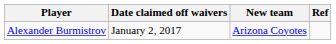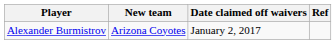columns swapped: (270, 13) <-> (169, 13)
